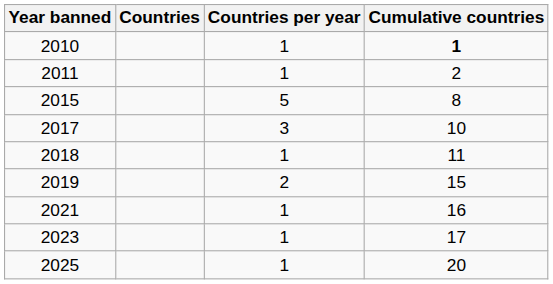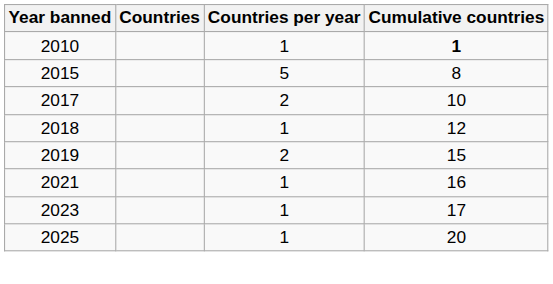- row: (60, 73)
(284, 127) 3 -> (284, 100) 2
(456, 155) 11 -> (456, 127) 12
